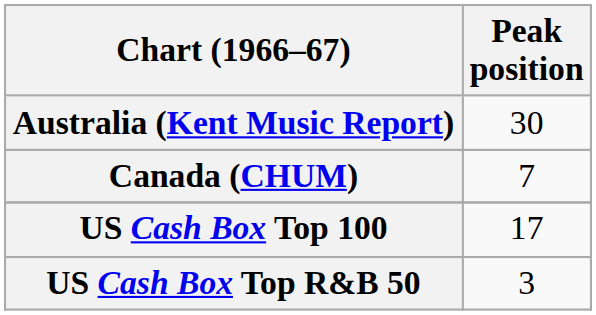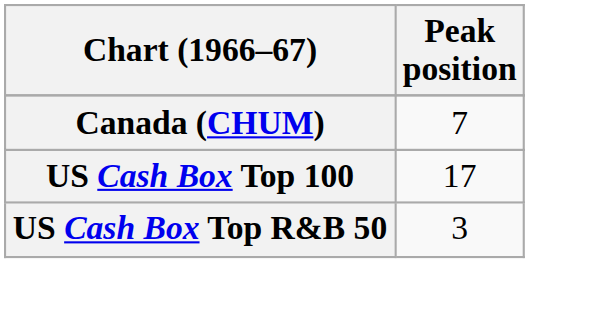- row: (233, 122)
